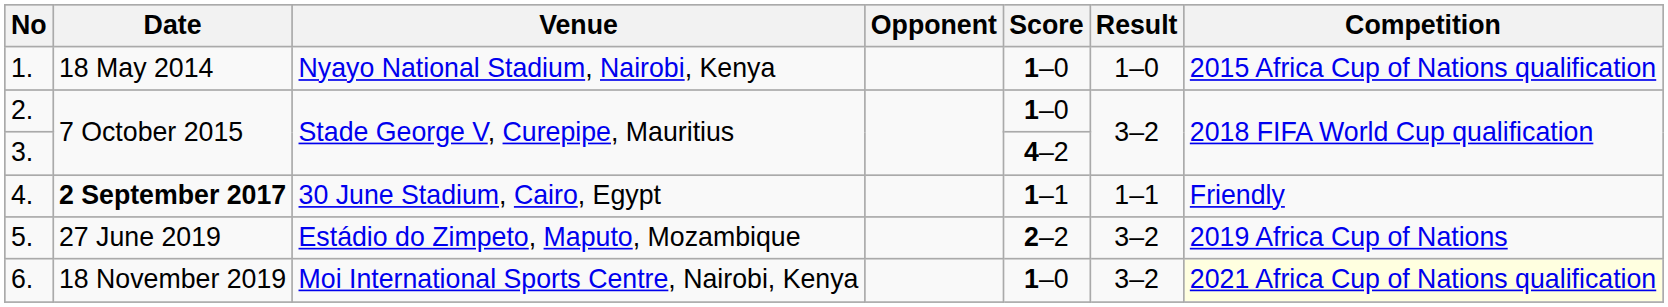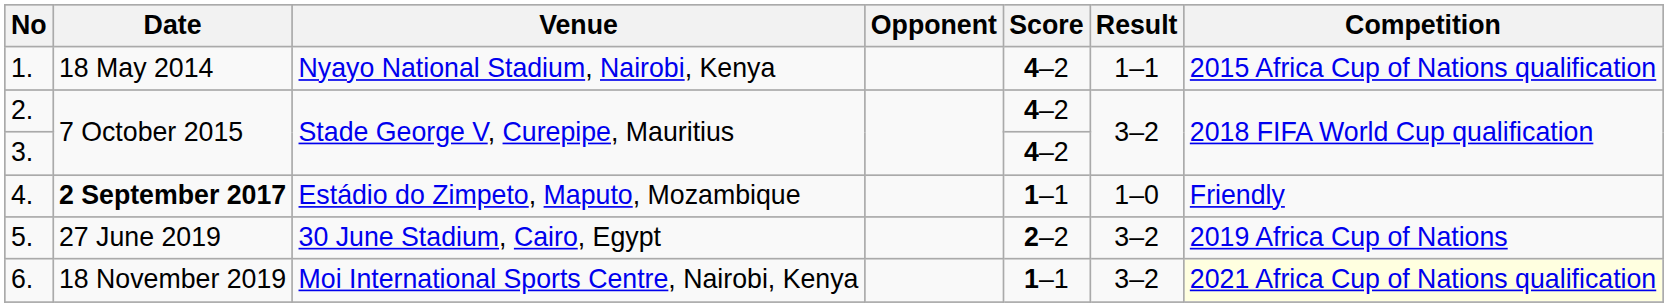(1046, 68) 1–0 -> (1046, 68) 4–2
(1137, 68) 1–0 -> (1137, 68) 1–1
(1046, 110) 1–0 -> (1046, 110) 4–2
(480, 195) 30 June Stadium, Cairo, Egypt -> (550, 195) Estádio do Zimpeto, Maputo, Mozambique
(1137, 195) 1–1 -> (1137, 195) 1–0
(550, 237) Estádio do Zimpeto, Maputo, Mozambique -> (480, 237) 30 June Stadium, Cairo, Egypt
(1046, 279) 1–0 -> (1046, 279) 1–1
